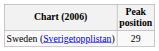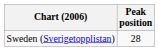(136, 38) 29 -> (136, 38) 28
